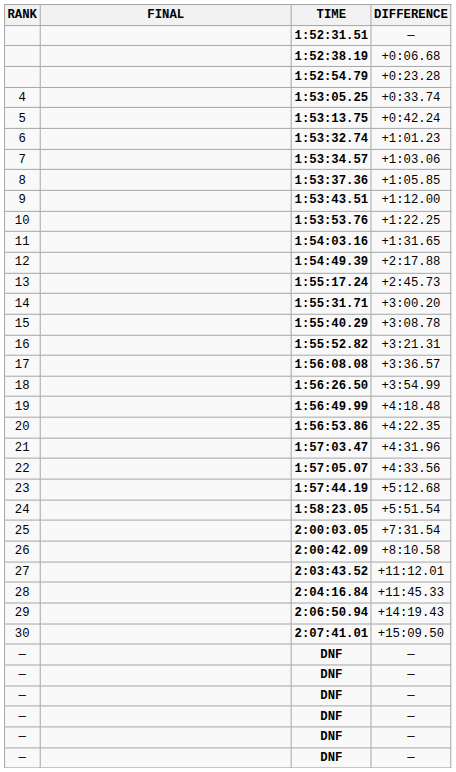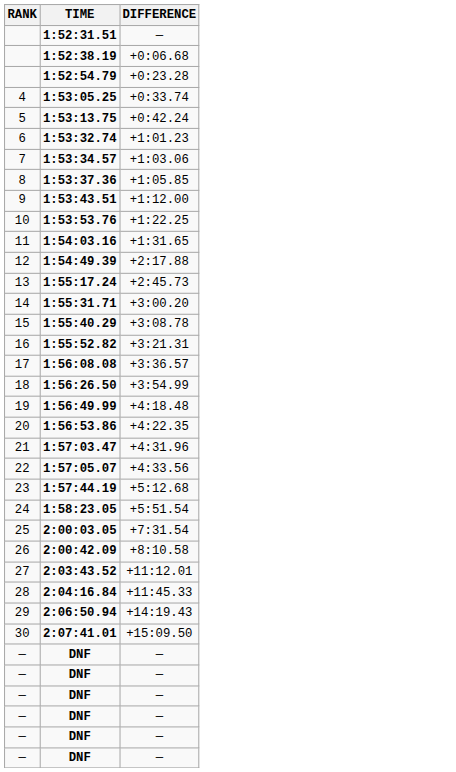- column: (166, 15)
